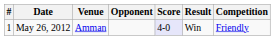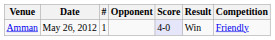columns swapped: (9, 12) <-> (91, 12)
